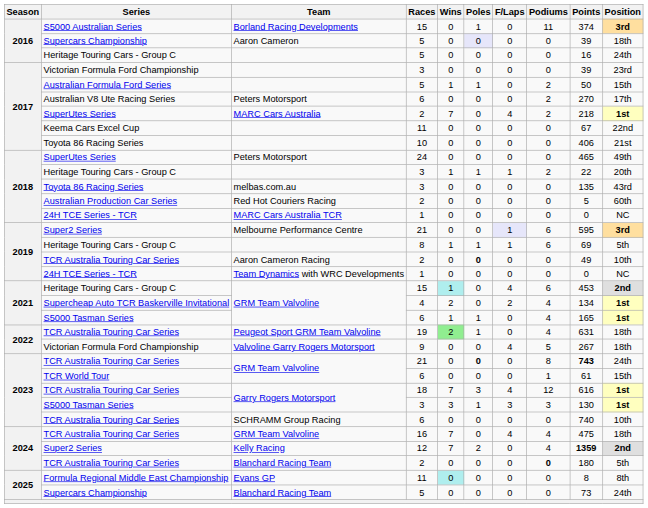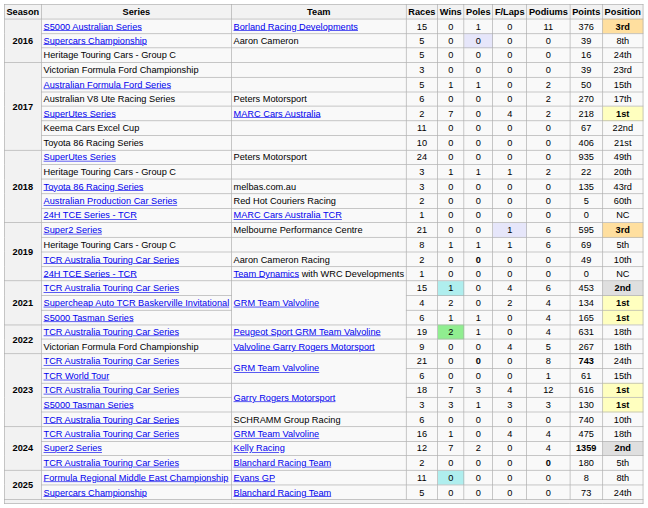(586, 27) 374 -> (586, 27) 376
(623, 41) 18th -> (623, 41) 8th
(586, 158) 465 -> (586, 158) 935
(110, 289) Heritage Touring Cars - Group C -> (111, 289) TCR Australia Touring Car Series
(451, 434) 7 -> (451, 434) 1
